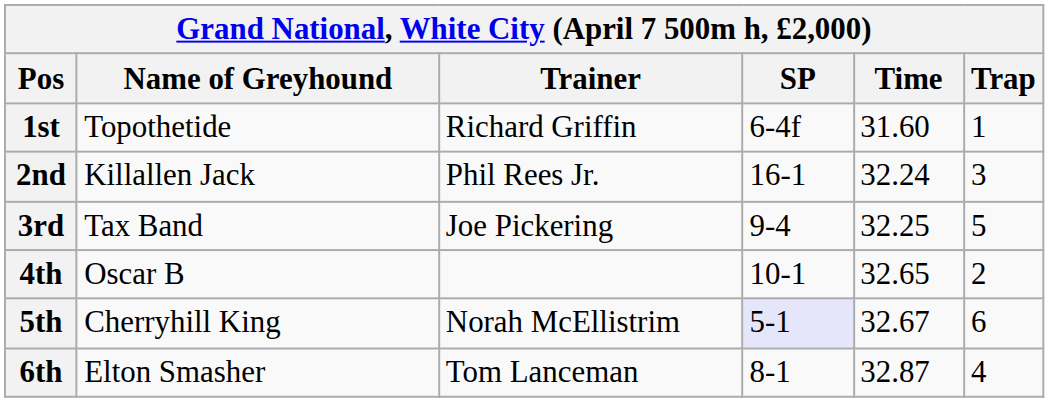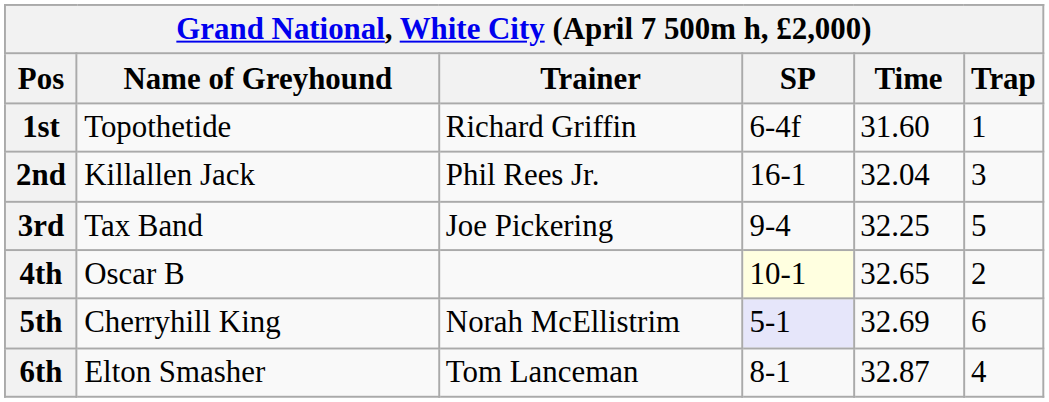(895, 175) 32.24 -> (895, 175) 32.04
(778, 273) no background -> (778, 273) lightyellow background
(895, 322) 32.67 -> (895, 322) 32.69
